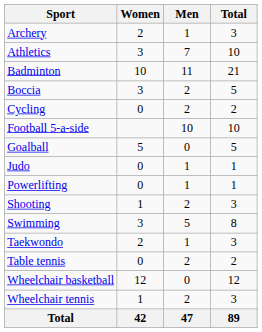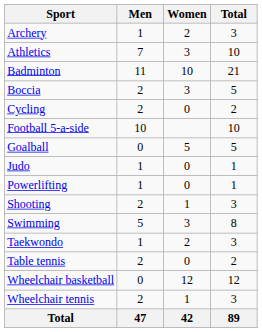columns swapped: (187, 14) <-> (140, 14)
